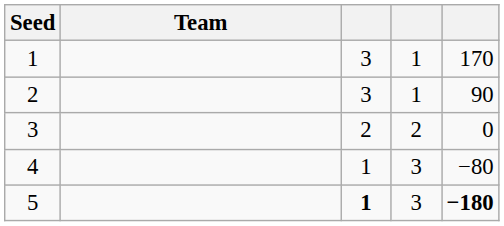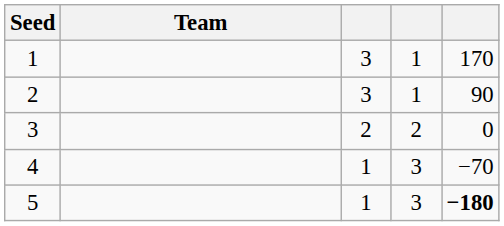(476, 166) −80 -> (476, 166) −70
(366, 202) bold -> (366, 202) normal
